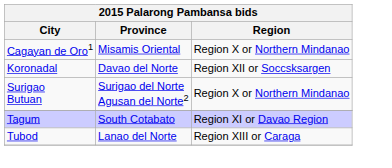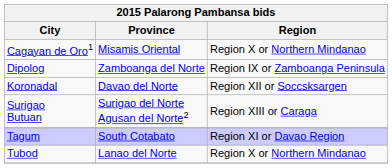+ row: (26, 68)
(272, 93) Region X or Northern Mindanao -> (263, 111) Region XIII or Caraga
(247, 136) Region XIII or Caraga -> (288, 154) Region X or Northern Mindanao
